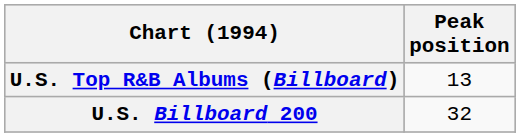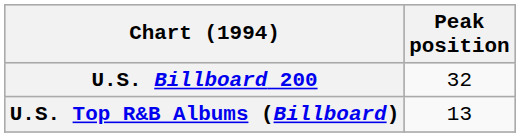rows swapped: (204, 114) <-> (204, 80)
